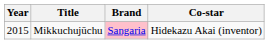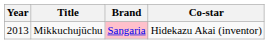(18, 30) 2015 -> (18, 30) 2013
